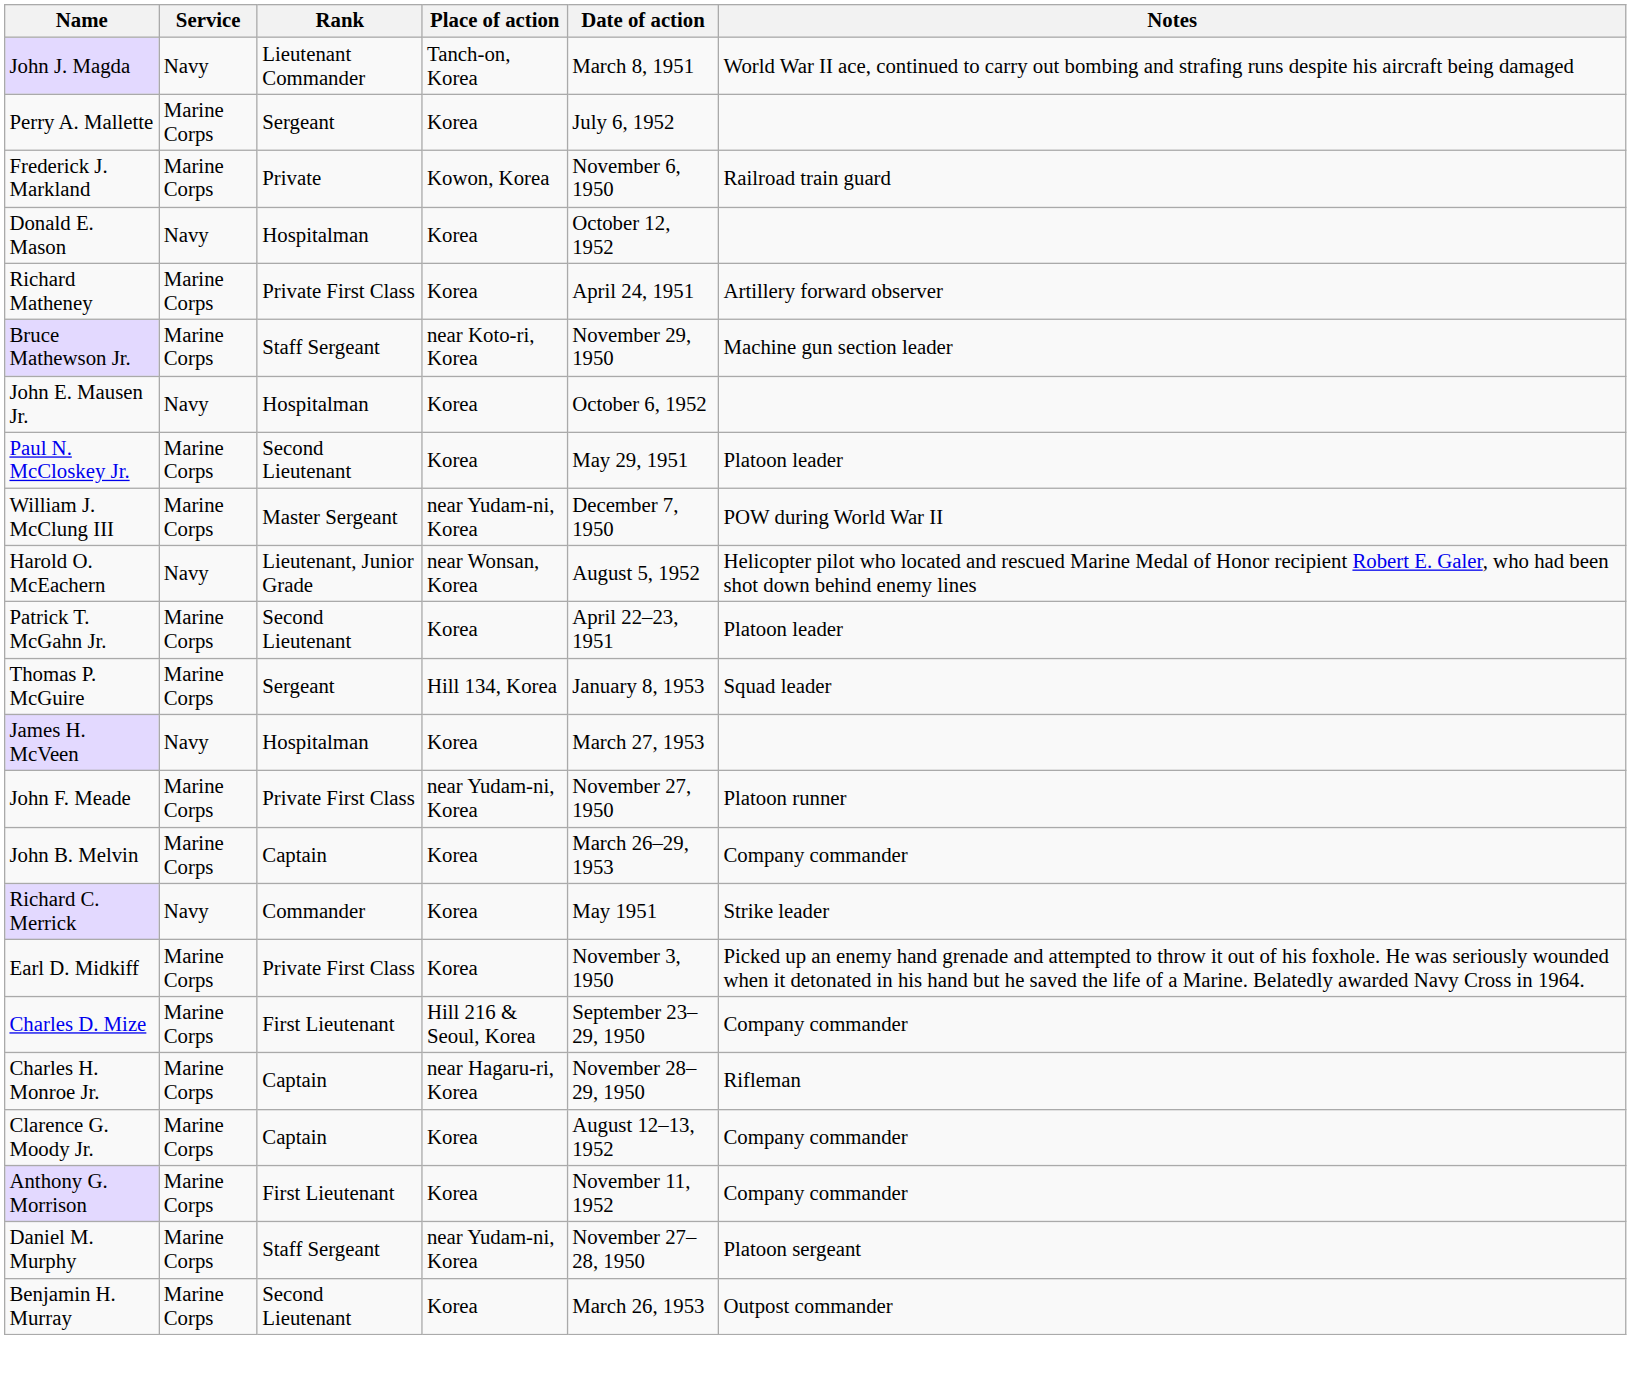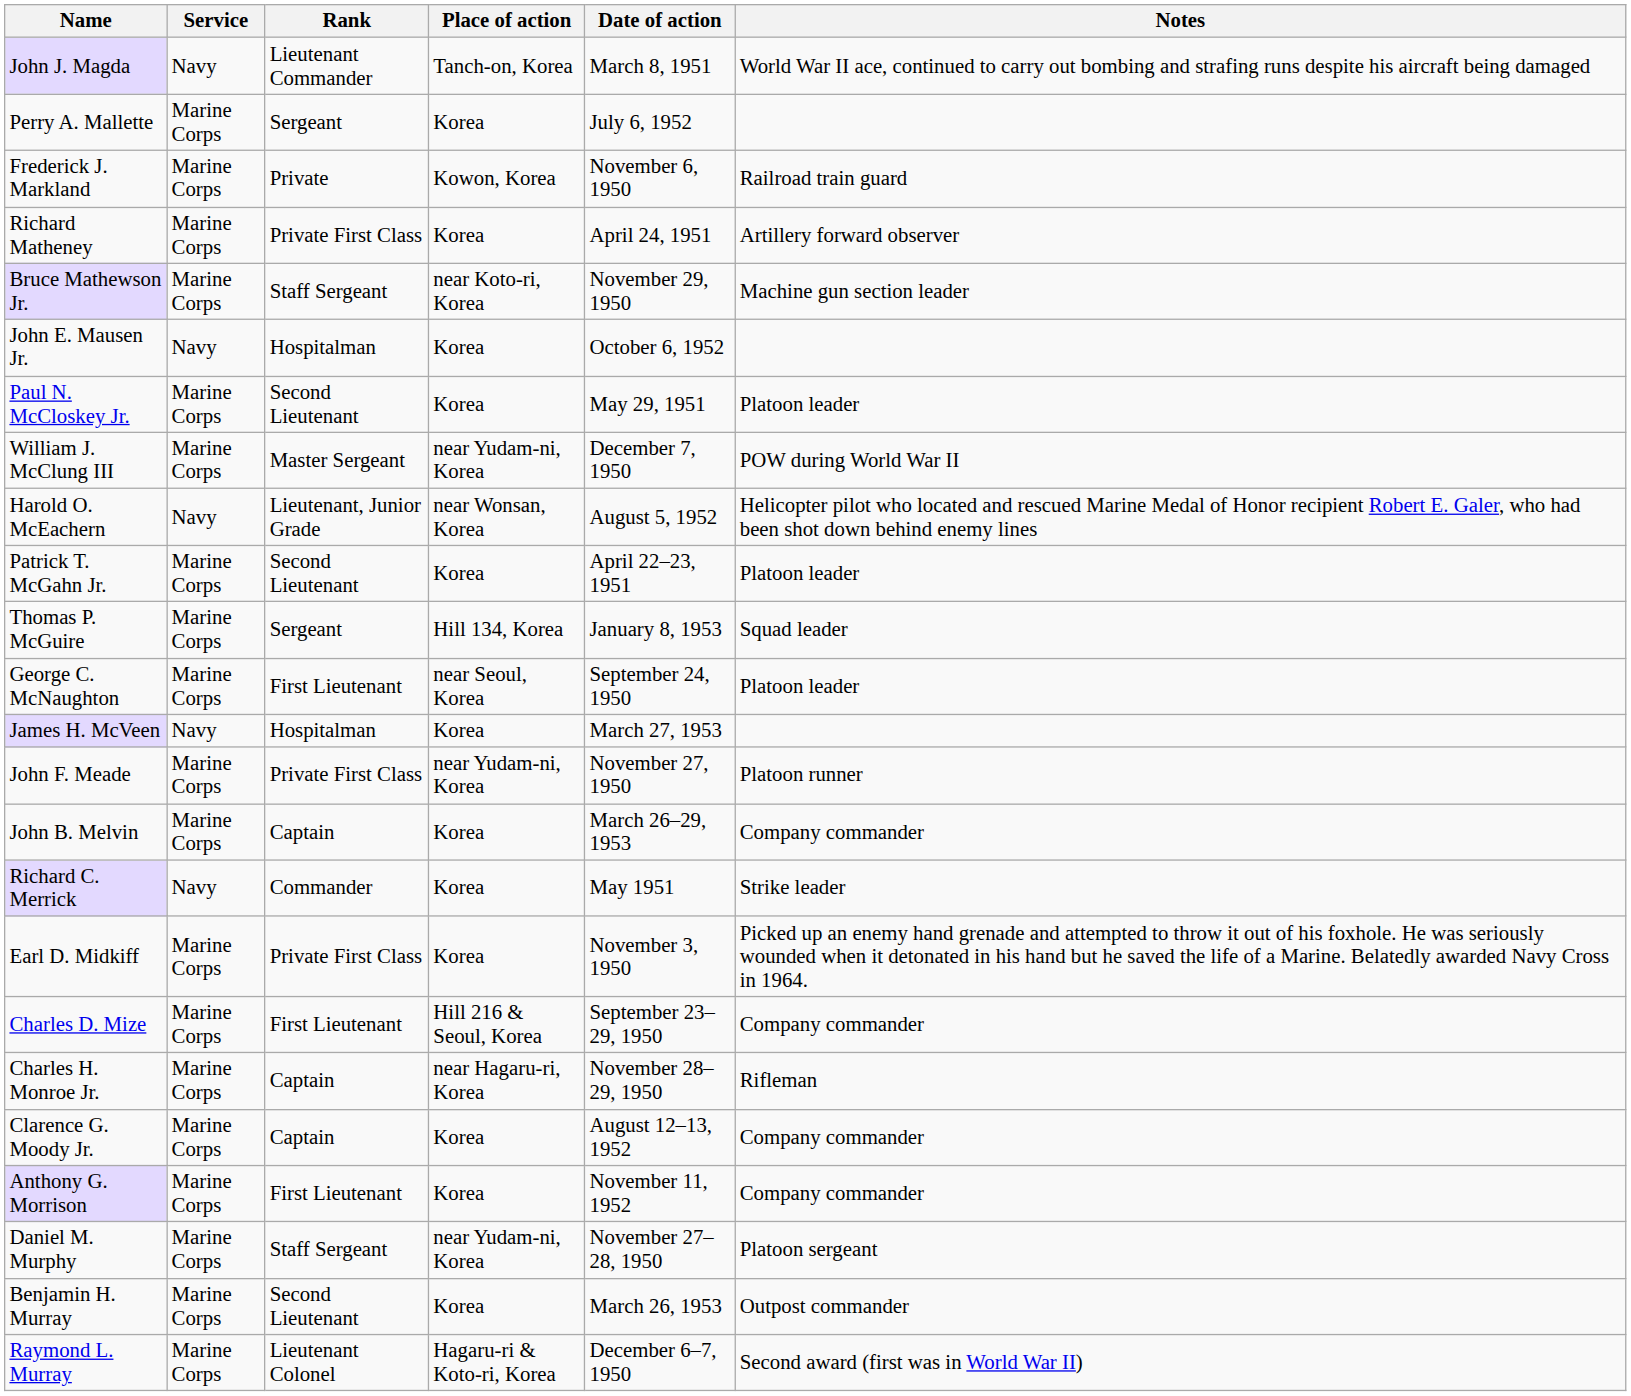- row: (52, 234)
+ row: (64, 685)
+ row: (61, 1362)
